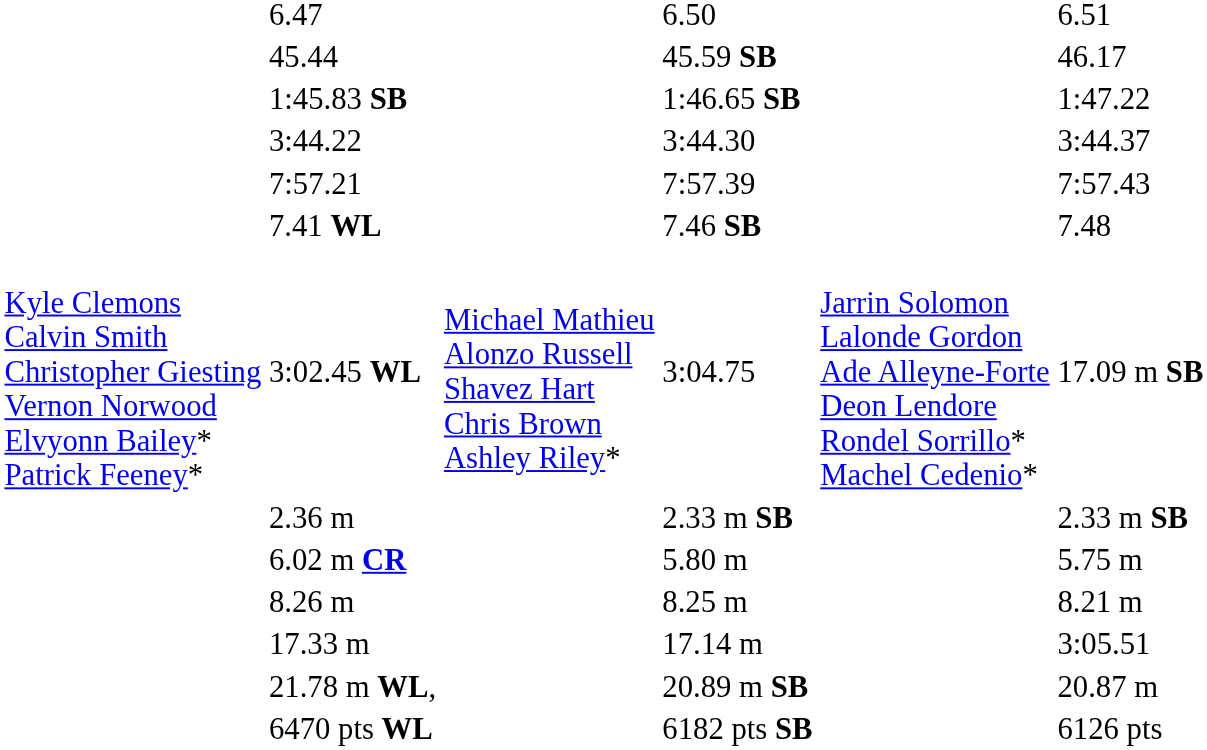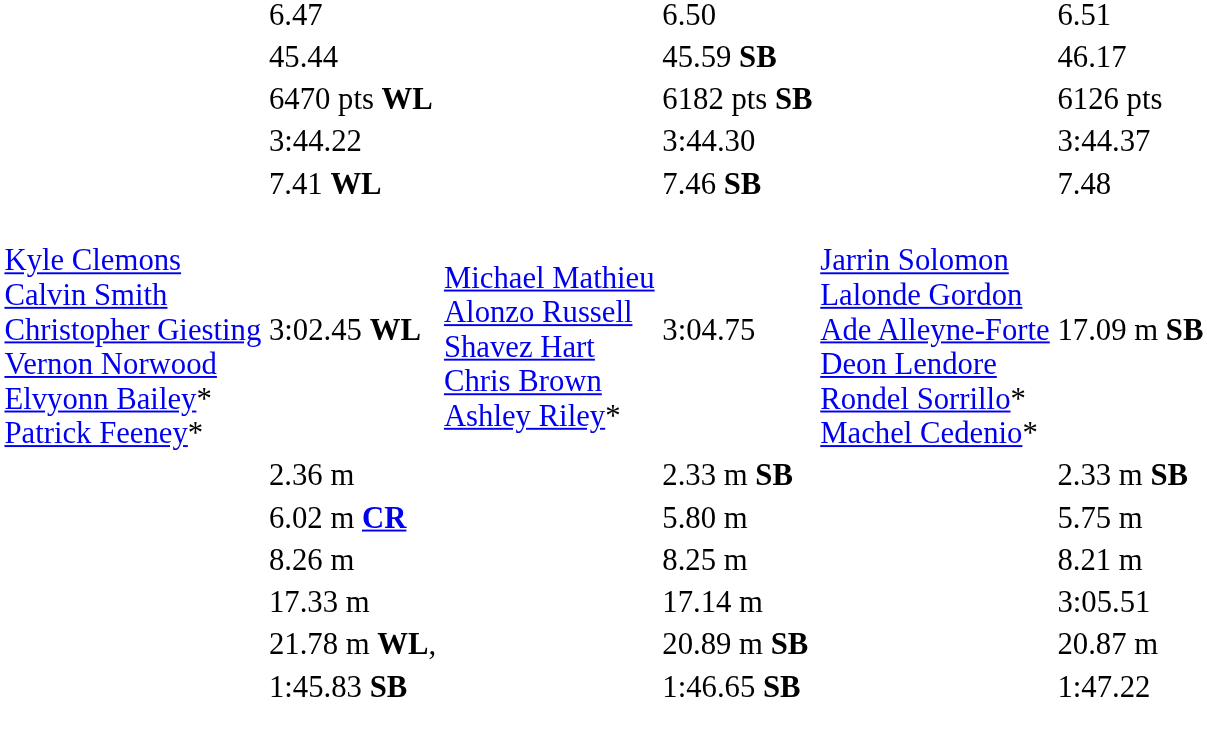rows swapped: (338, 99) <-> (351, 728)
- row: (315, 183)
